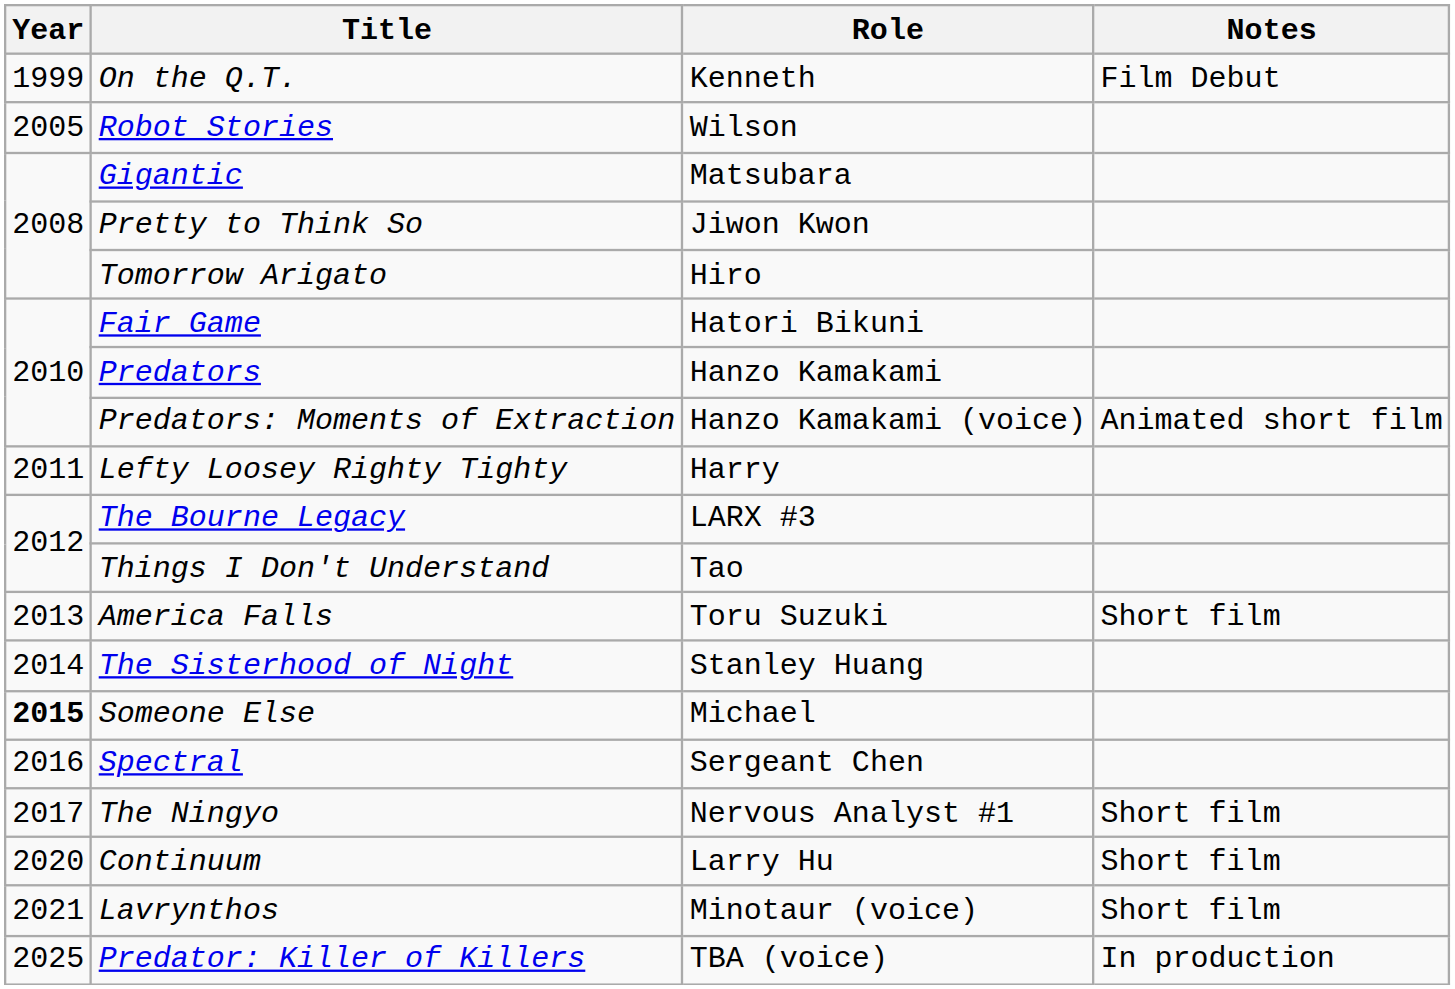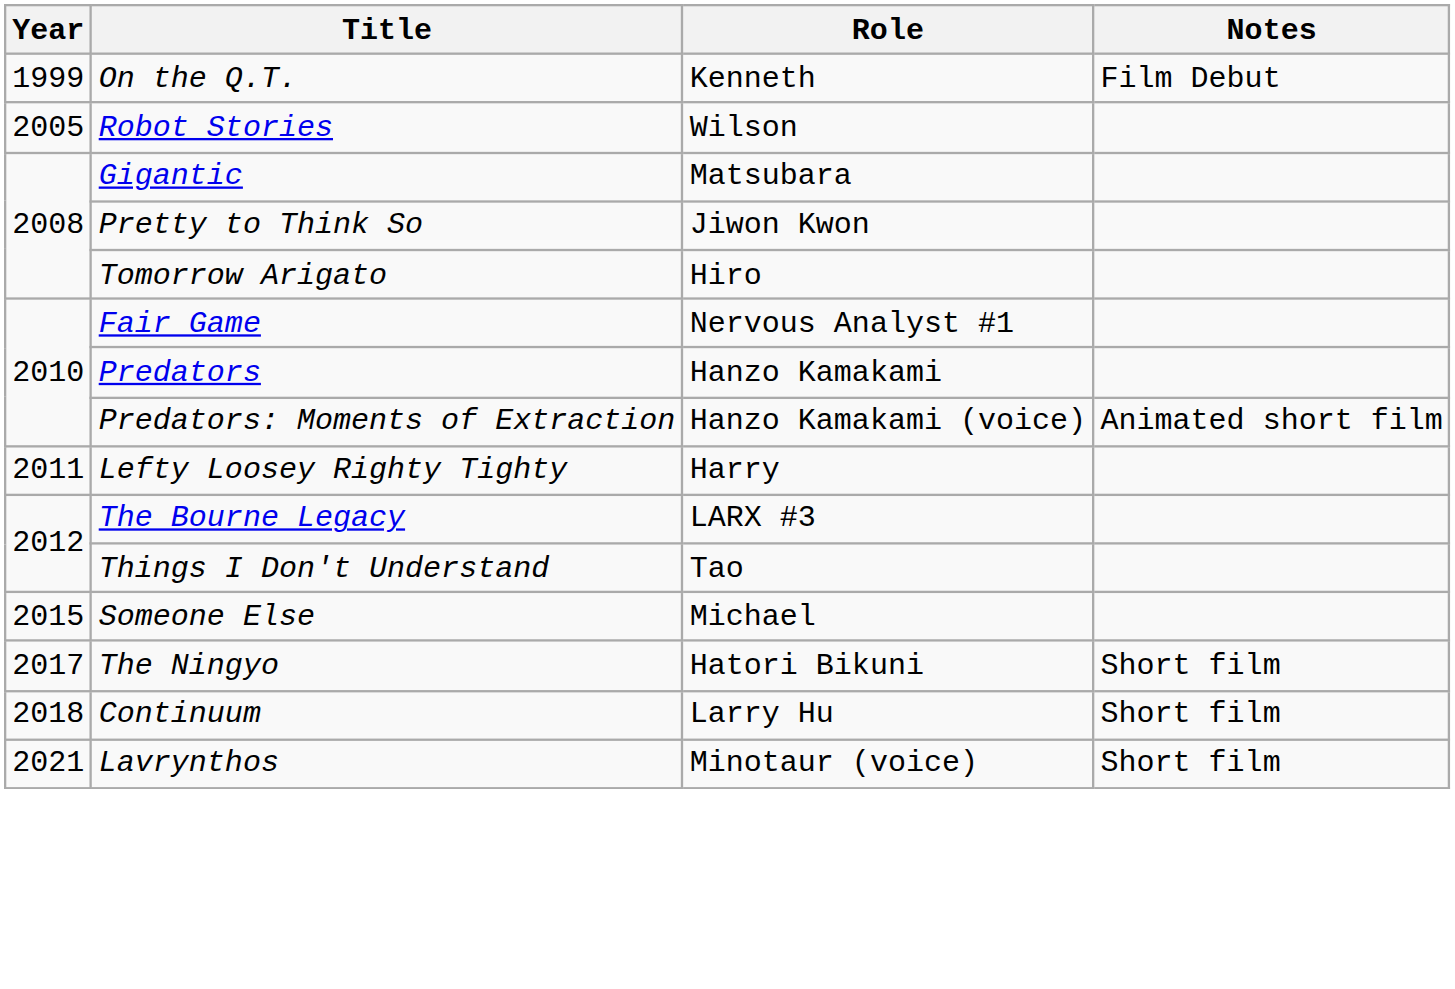(807, 323) Hatori Bikuni -> (852, 323) Nervous Analyst #1
- row: (216, 617)
- row: (306, 666)
(48, 715) bold -> (48, 617) normal
- row: (171, 764)
(852, 813) Nervous Analyst #1 -> (807, 666) Hatori Bikuni
(48, 862) 2020 -> (48, 715) 2018
- row: (342, 960)
